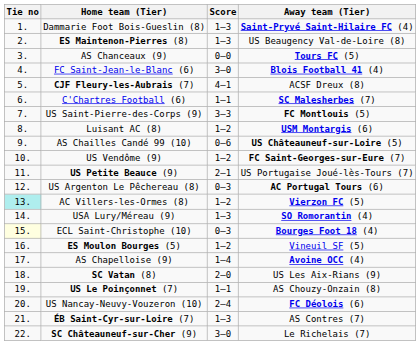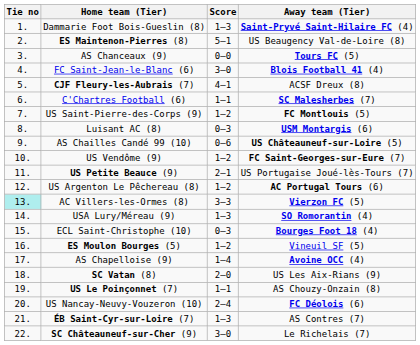(223, 41) 1–3 -> (223, 41) 5–1
(223, 114) 3–3 -> (223, 114) 1–2
(223, 129) 1–2 -> (223, 129) 0–3
(223, 187) 0–3 -> (223, 187) 1–2
(223, 202) 1–2 -> (223, 202) 3–3
(23, 231) lightyellow background -> (23, 231) no background
